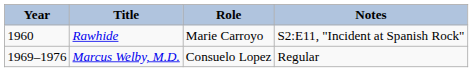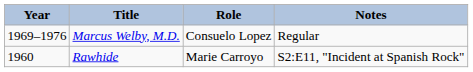rows swapped: (95, 35) <-> (126, 56)
